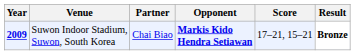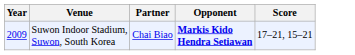- column: (332, 13)
(17, 35) bold -> (17, 35) normal
